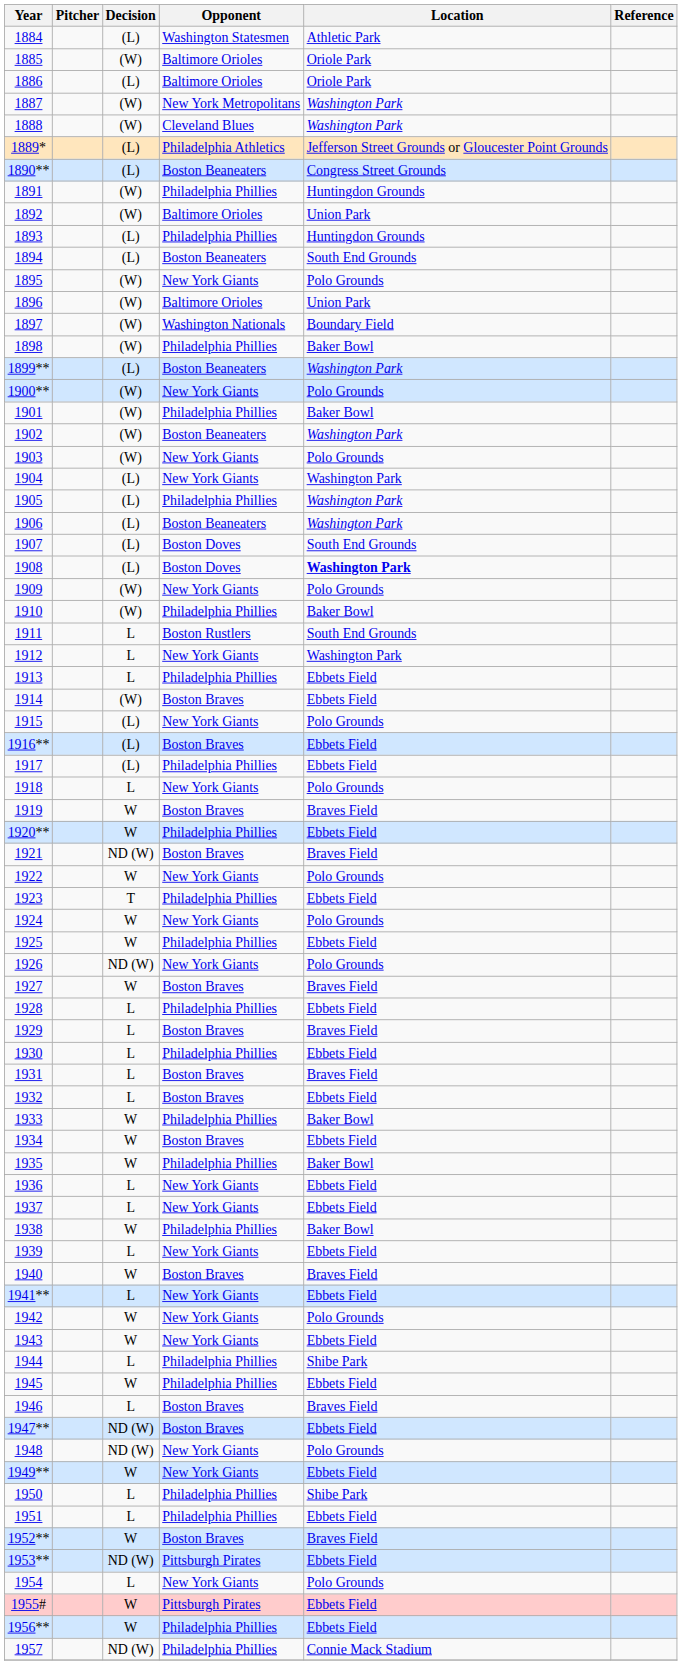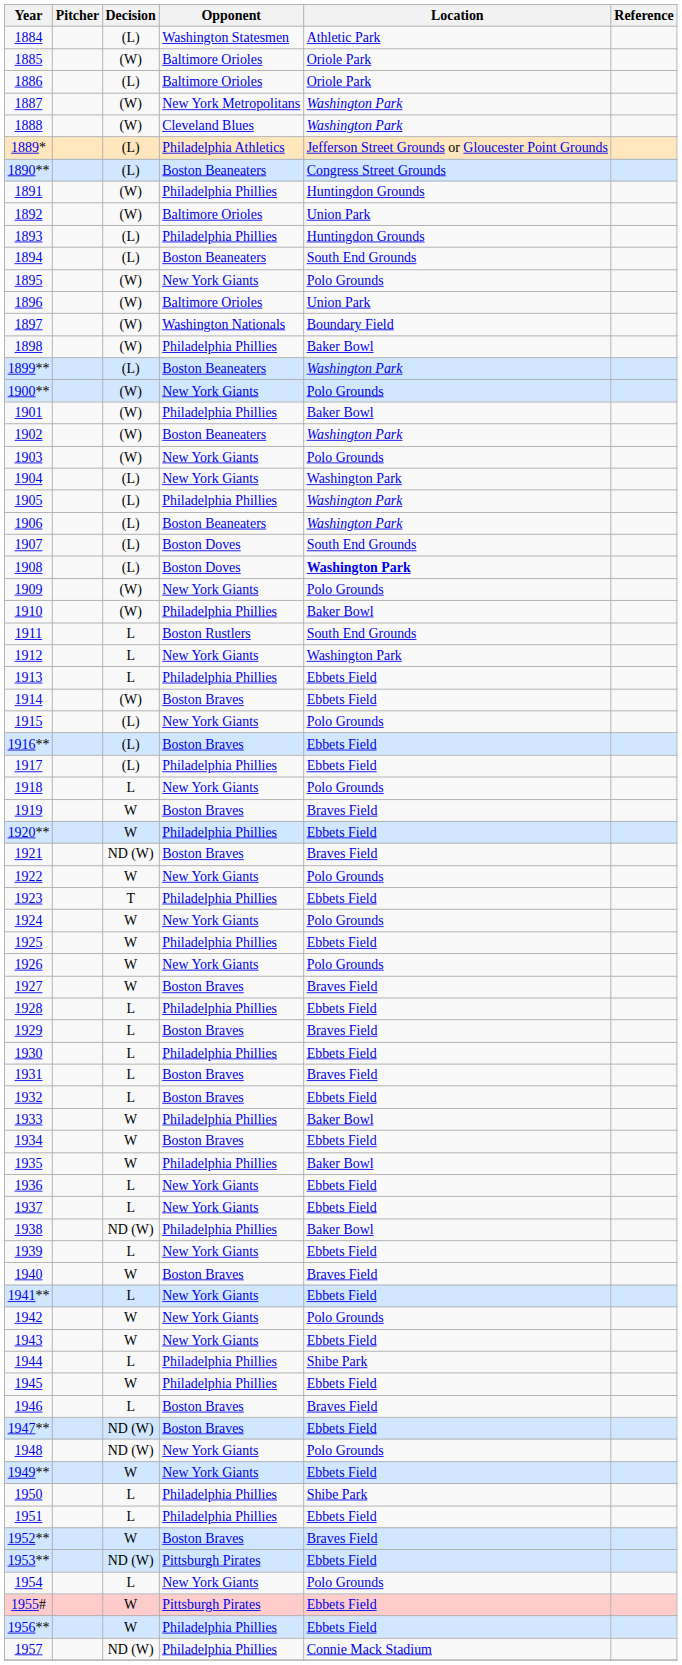(131, 964) ND (W) -> (131, 964) W
(131, 1229) W -> (131, 1229) ND (W)
